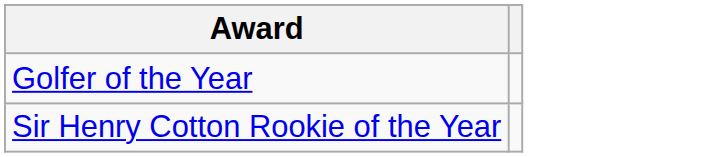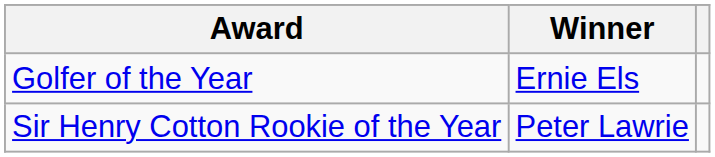+ column: (602, 28)
